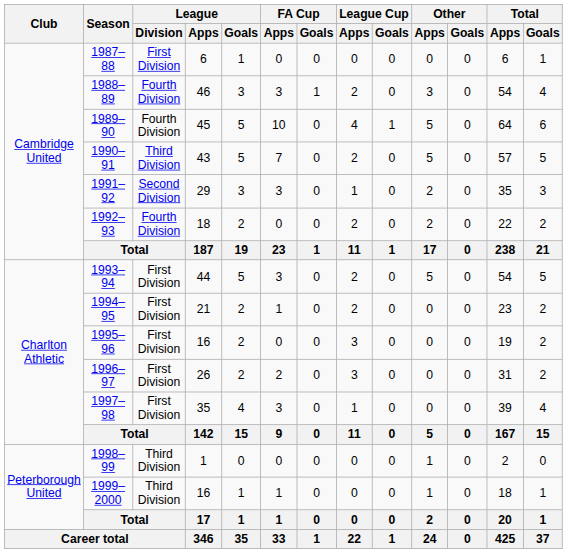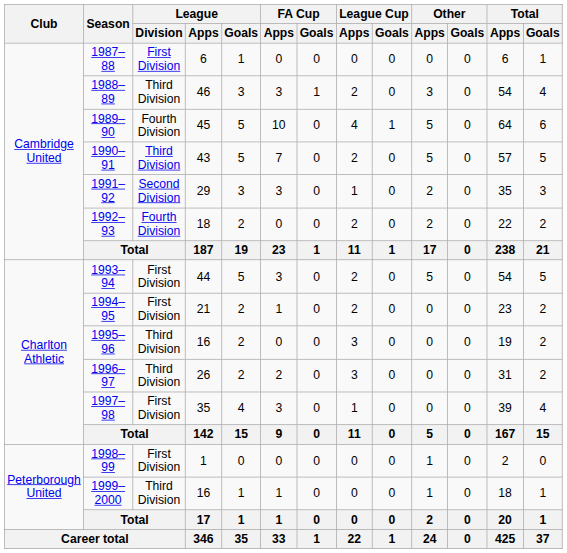(159, 92) Fourth Division -> (159, 92) Third Division
(159, 342) First Division -> (159, 342) Third Division
(159, 375) First Division -> (159, 375) Third Division
(159, 460) Third Division -> (159, 460) First Division
